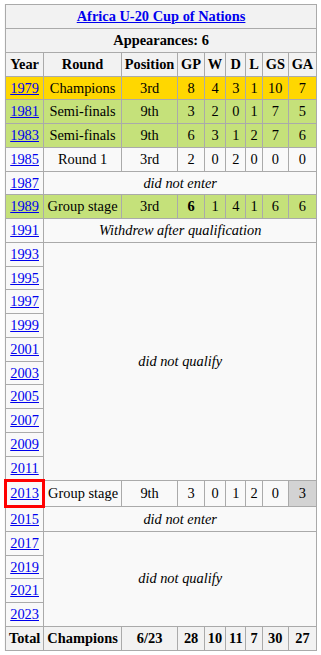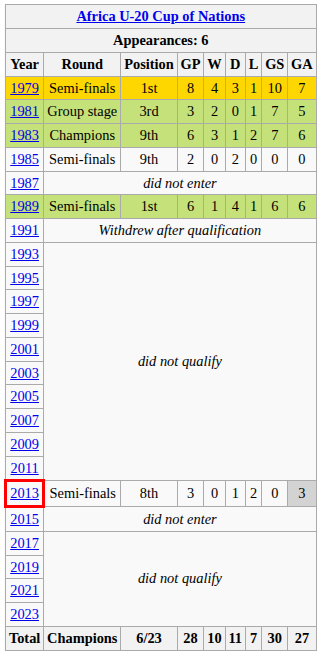(83, 88) Champions -> (82, 88) Semi-finals
(150, 88) 3rd -> (149, 88) 1st
(83, 111) Semi-finals -> (82, 111) Group stage
(150, 111) 9th -> (149, 111) 3rd
(83, 135) Semi-finals -> (82, 135) Champions
(83, 159) Round 1 -> (82, 159) Semi-finals
(150, 159) 3rd -> (149, 159) 9th
(83, 206) Group stage -> (82, 206) Semi-finals
(150, 206) 3rd -> (149, 206) 1st
(191, 206) bold -> (191, 206) normal
(83, 493) Group stage -> (83, 493) Semi-finals
(150, 493) 9th -> (149, 493) 8th
